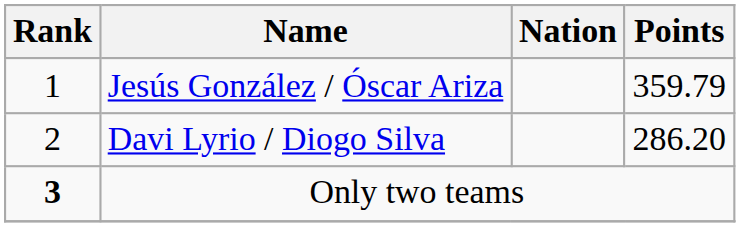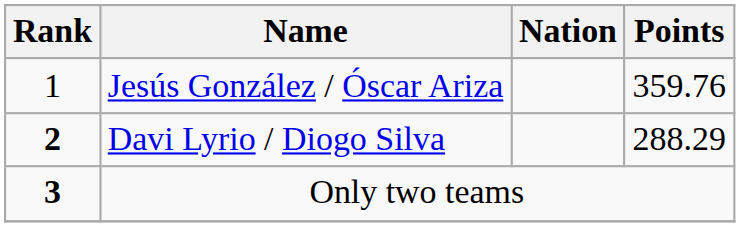(679, 85) 359.79 -> (679, 85) 359.76
(52, 138) normal -> (52, 138) bold
(679, 138) 286.20 -> (679, 138) 288.29
